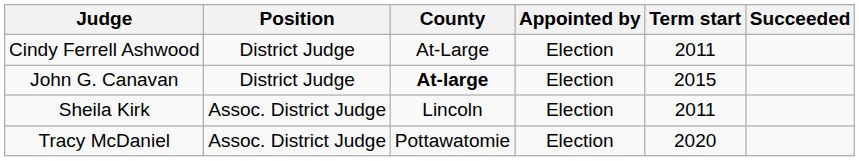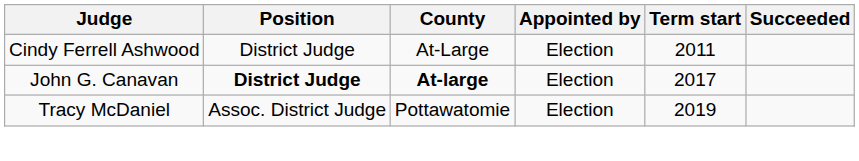(297, 79) normal -> (297, 79) bold
(695, 79) 2015 -> (695, 79) 2017
- row: (104, 110)
(695, 140) 2020 -> (695, 110) 2019
